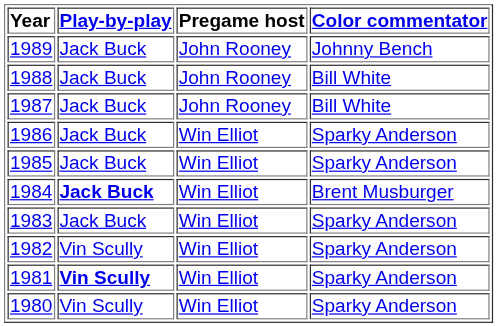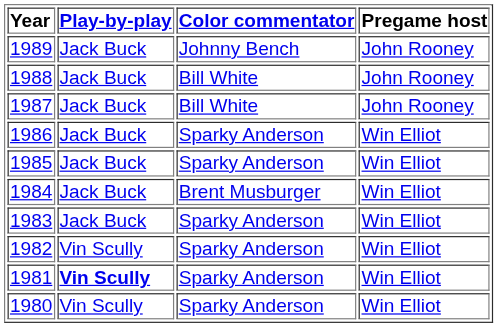columns swapped: (400, 20) <-> (242, 20)
(107, 191) bold -> (103, 191) normal
